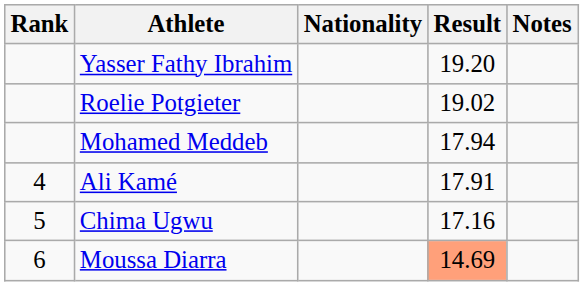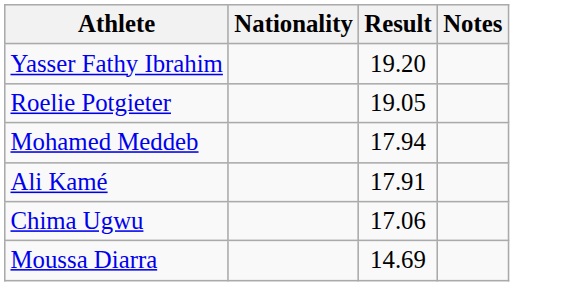- column: (39, 24)
(467, 102) 19.02 -> (398, 102) 19.05
(467, 220) 17.16 -> (398, 220) 17.06
(467, 260) lightsalmon background -> (398, 260) no background
